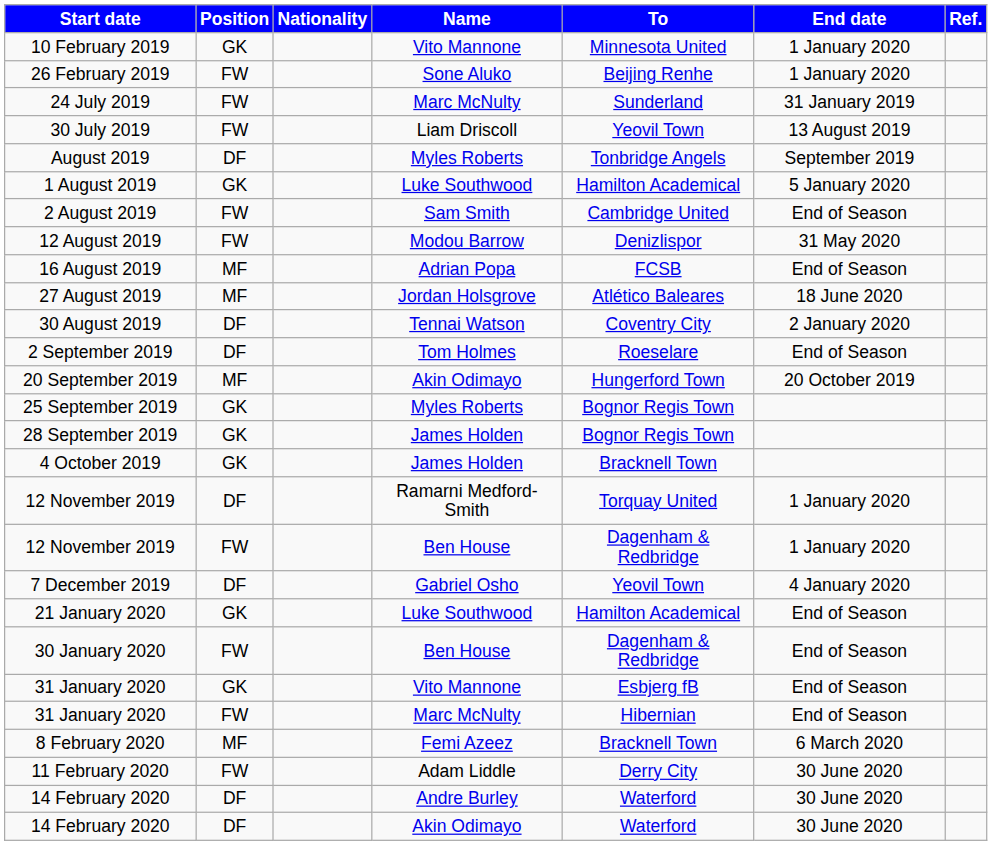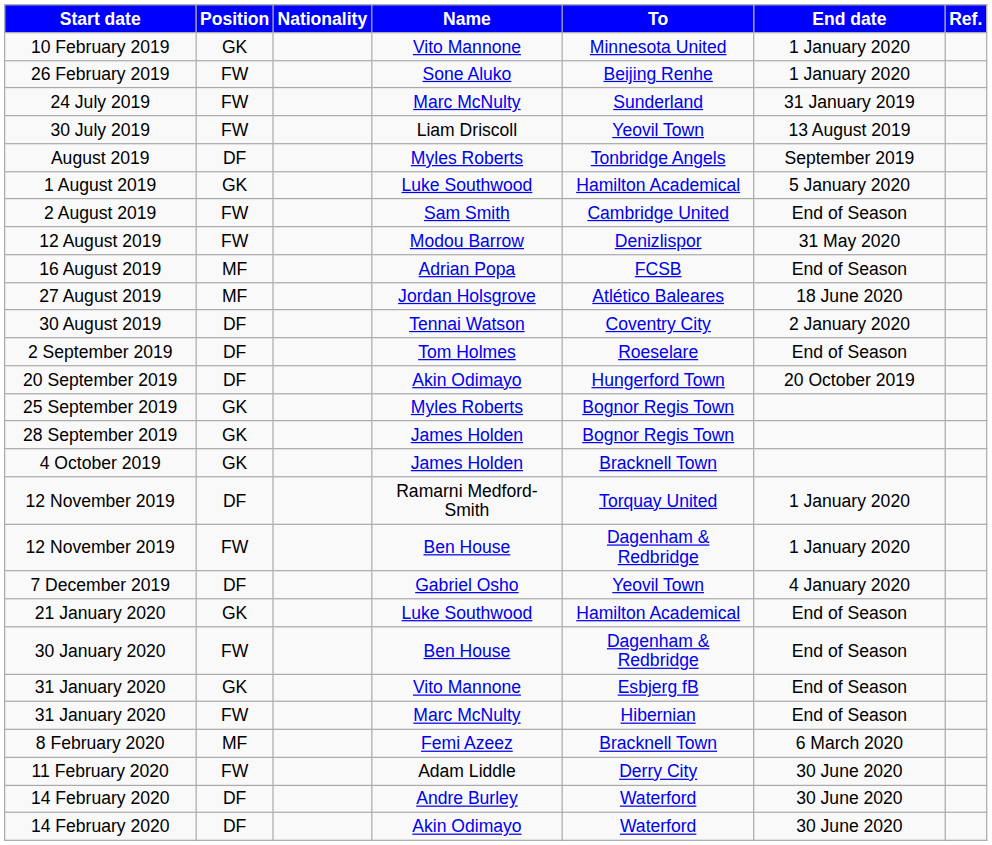(235, 380) MF -> (235, 380) DF
